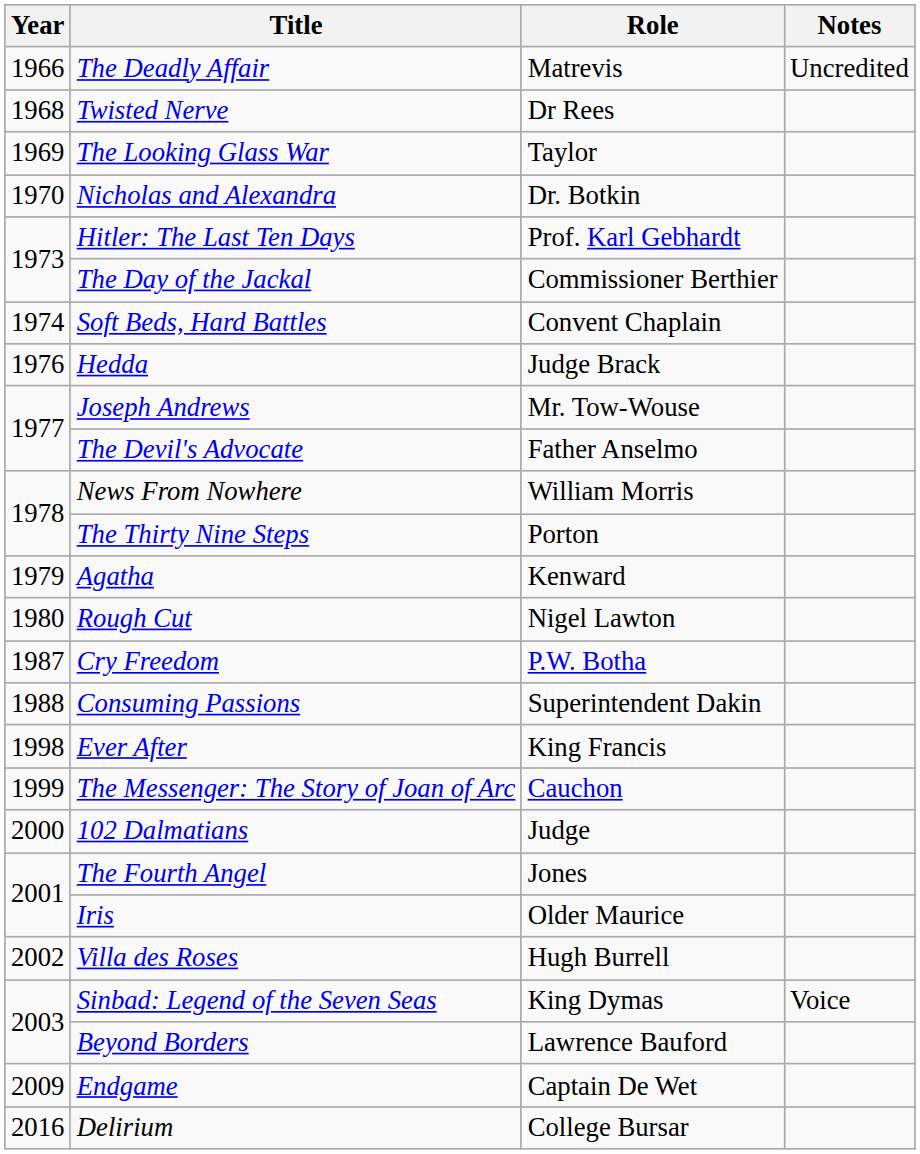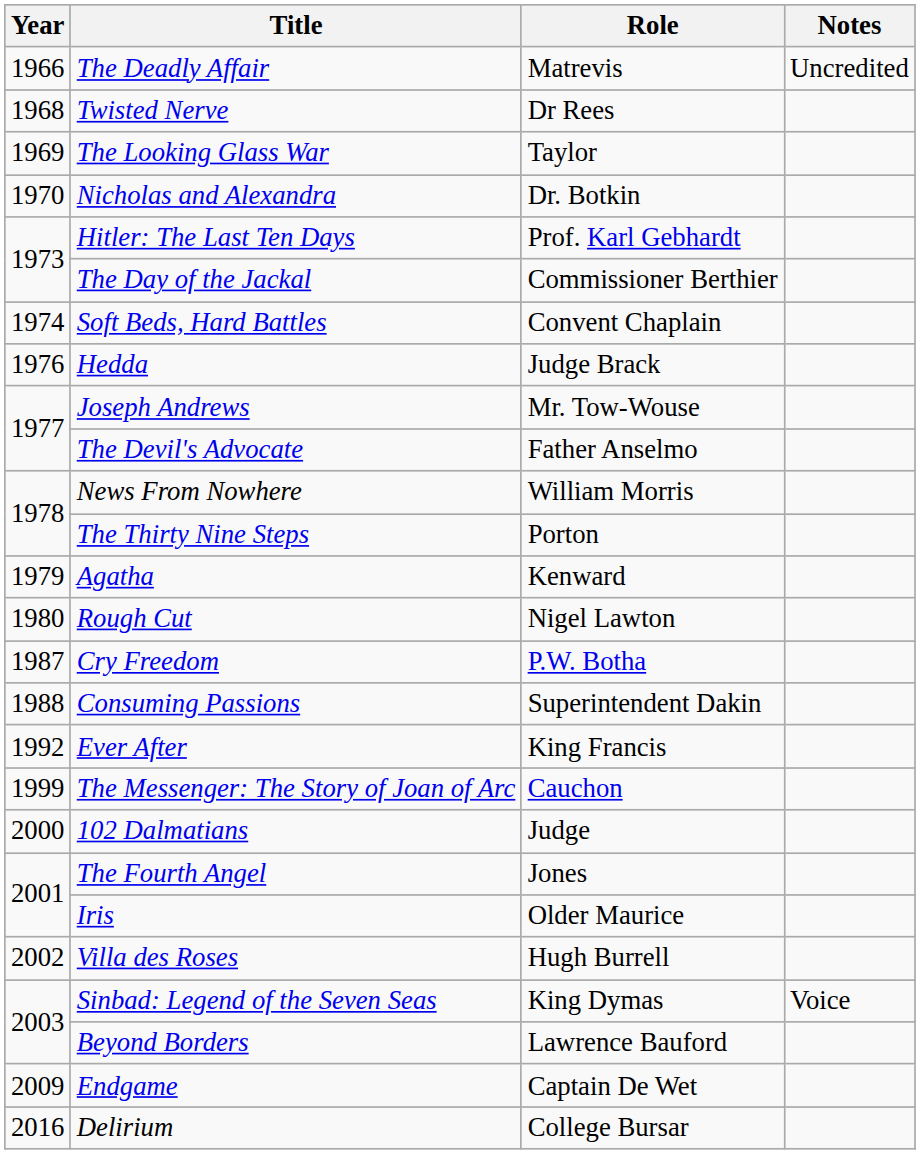(38, 746) 1998 -> (38, 746) 1992
